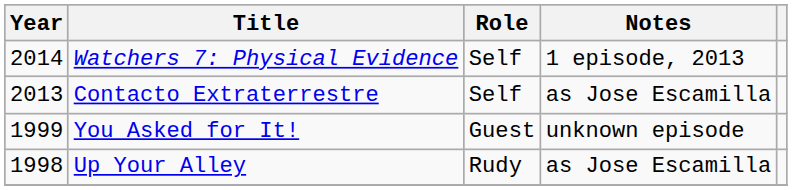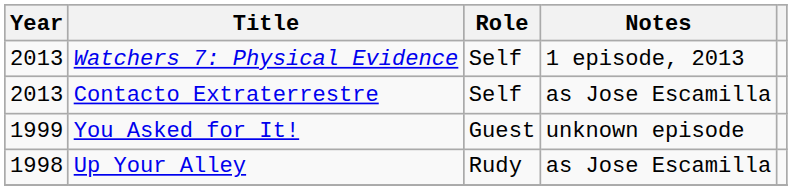(37, 59) 2014 -> (37, 59) 2013
